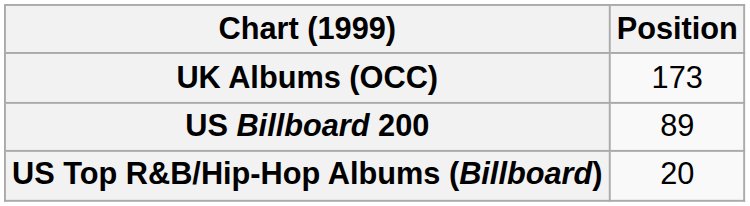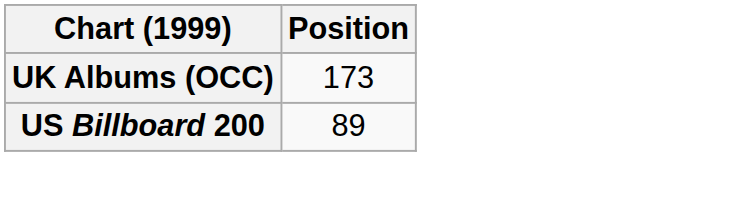- row: (307, 175)
